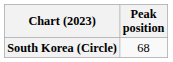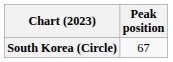(144, 47) 68 -> (144, 47) 67
